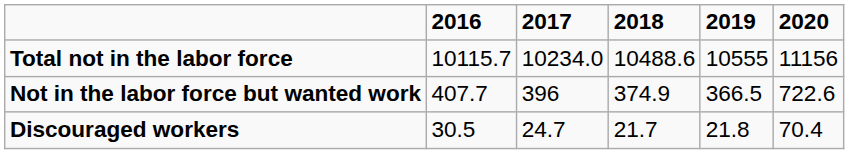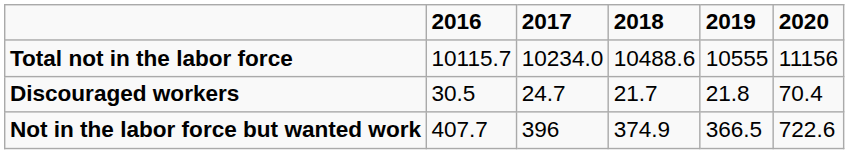rows swapped: (125, 129) <-> (215, 93)
